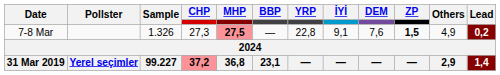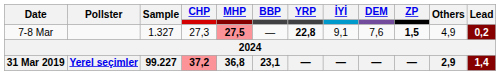(161, 31) 1.326 -> (161, 31) 1.327
(306, 31) normal -> (306, 31) bold
